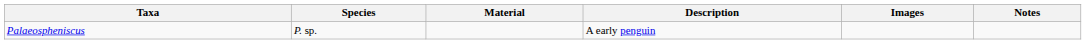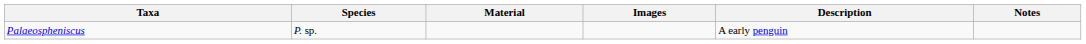columns swapped: (712, 13) <-> (907, 13)
